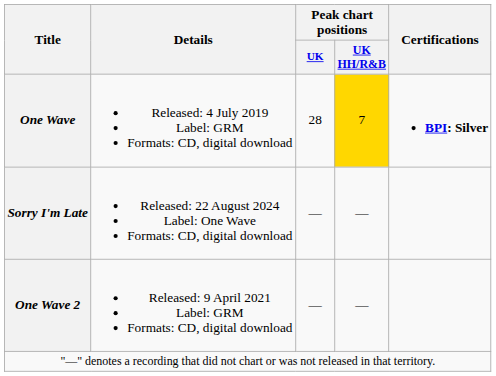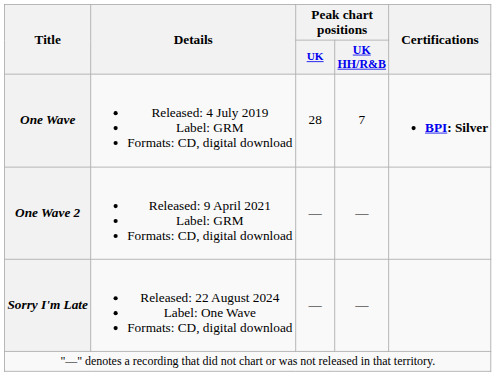(362, 120) gold background -> (362, 120) no background
rows swapped: (48, 305) <-> (48, 212)
